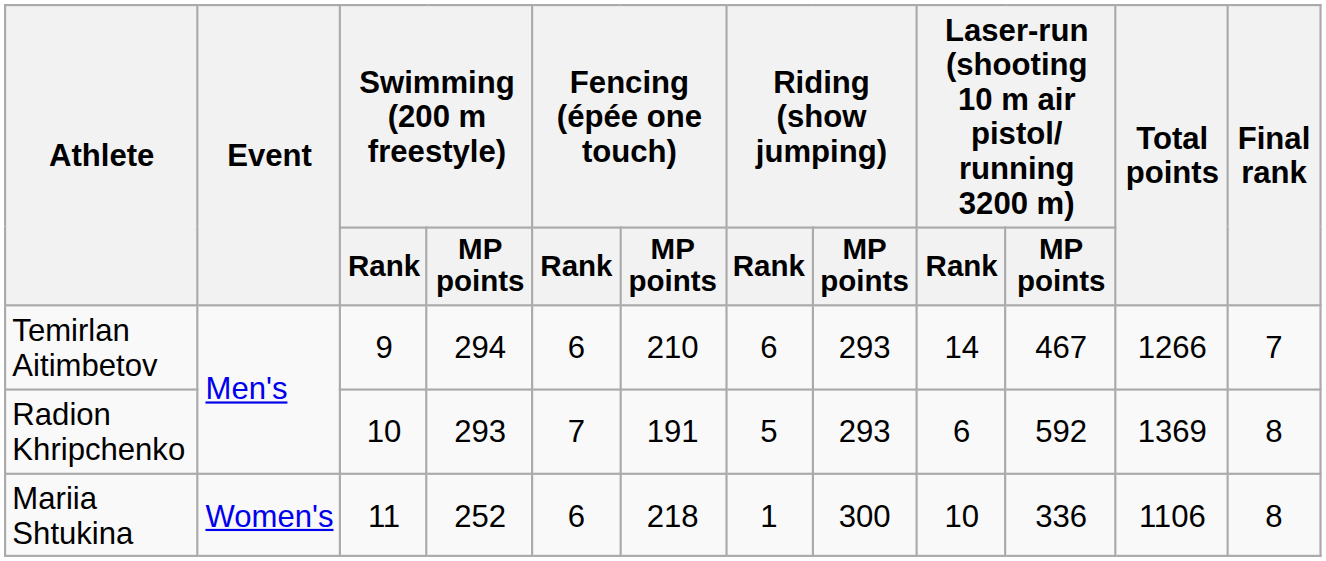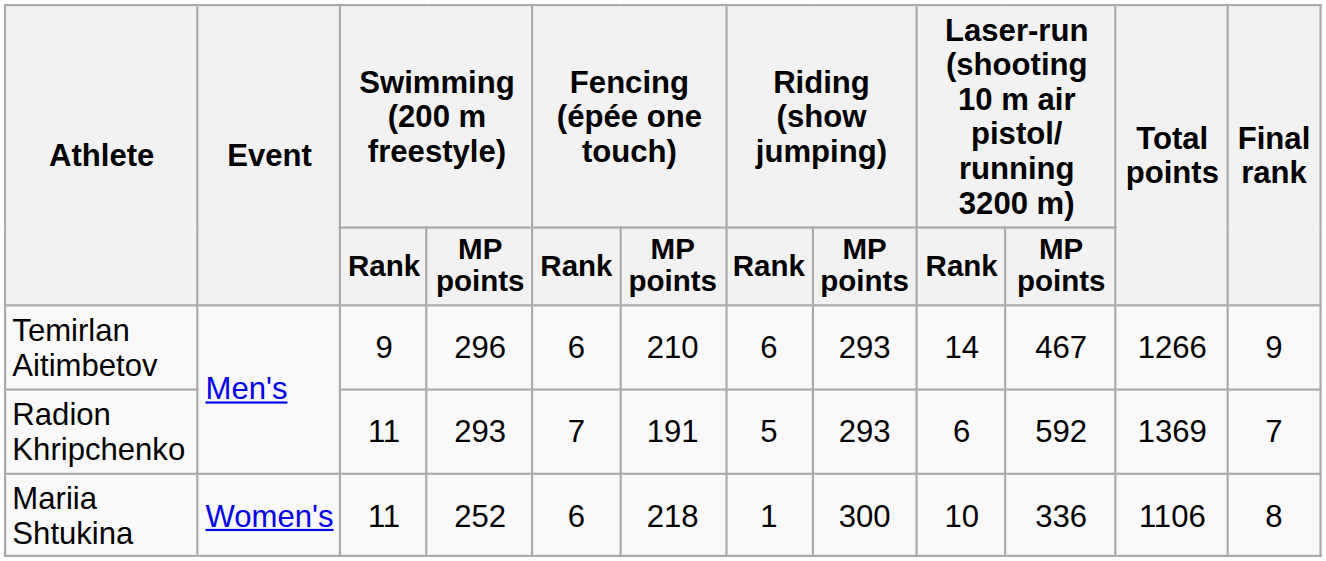(480, 348) 294 -> (480, 348) 296
(1274, 348) 7 -> (1274, 348) 9
(384, 432) 10 -> (384, 432) 11
(1274, 432) 8 -> (1274, 432) 7
